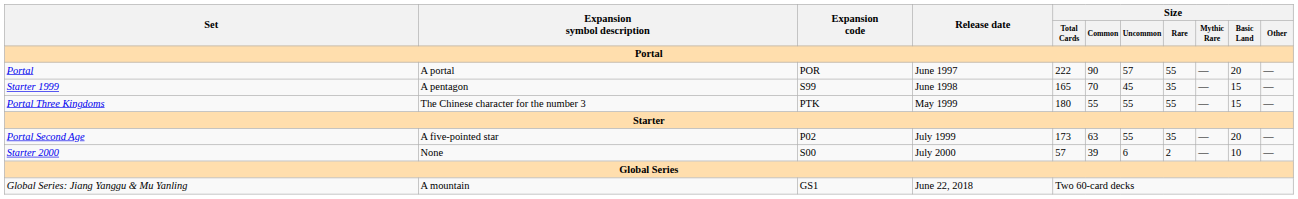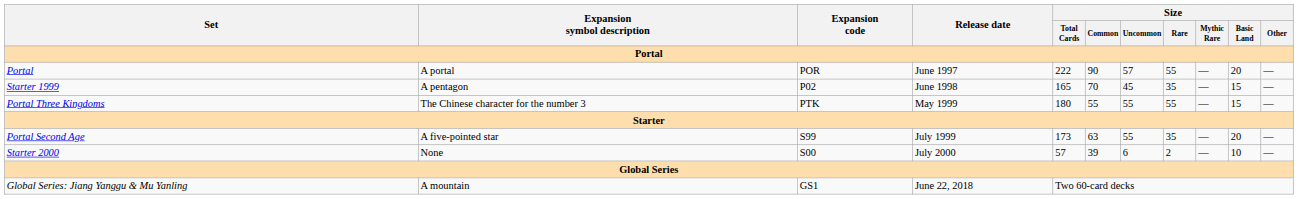(808, 87) S99 -> (808, 87) P02
(808, 136) P02 -> (808, 136) S99
